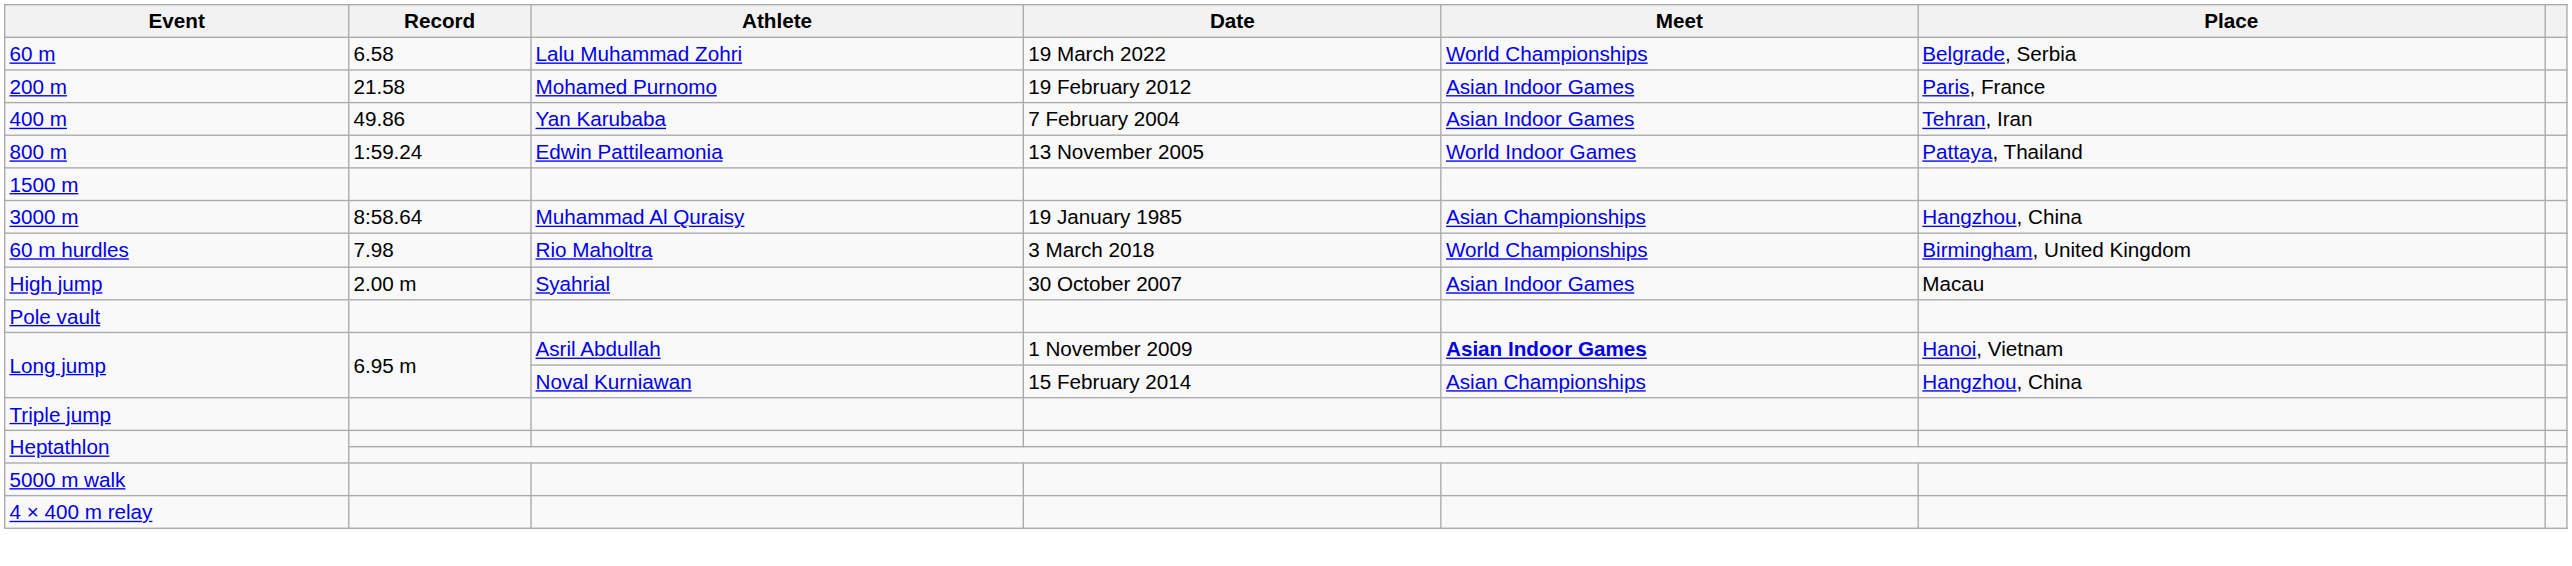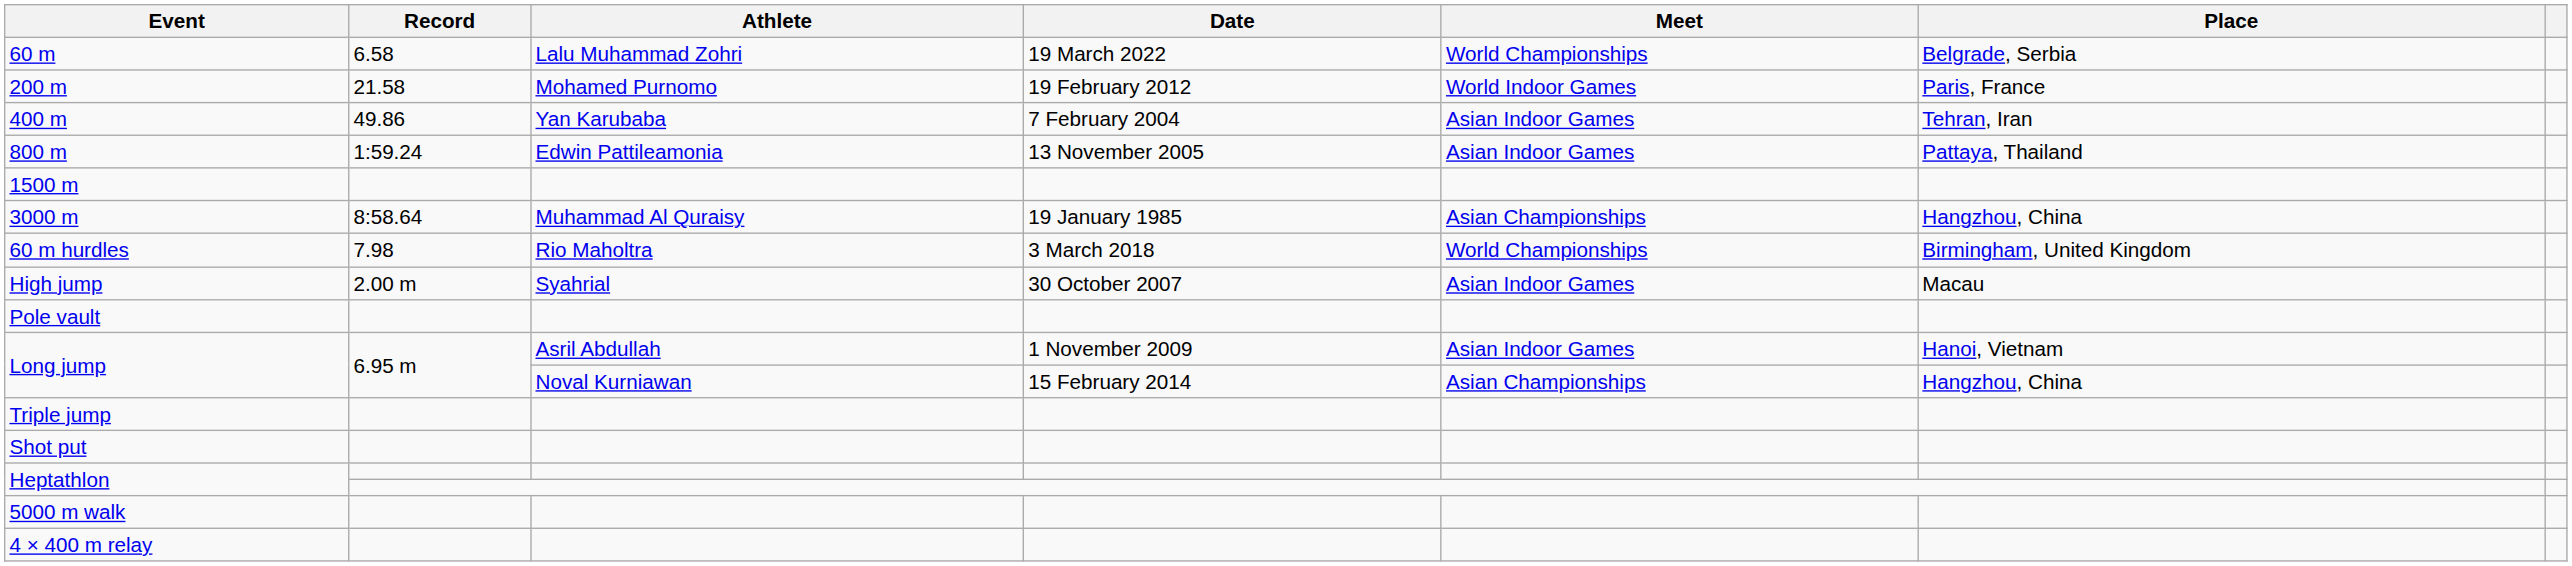(1540, 87) Asian Indoor Games -> (1541, 87) World Indoor Games
(1541, 152) World Indoor Games -> (1540, 152) Asian Indoor Games
(1546, 348) bold -> (1540, 348) normal
+ row: (48, 447)
